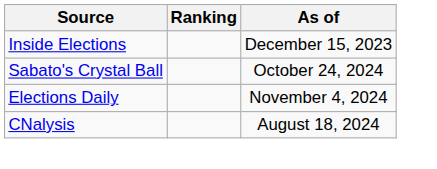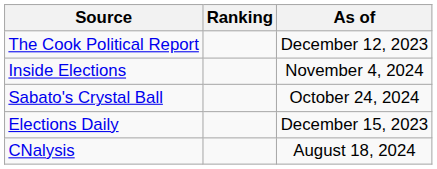+ row: (104, 44)
(318, 44) December 15, 2023 -> (354, 71) November 4, 2024
(318, 97) November 4, 2024 -> (354, 124) December 15, 2023
